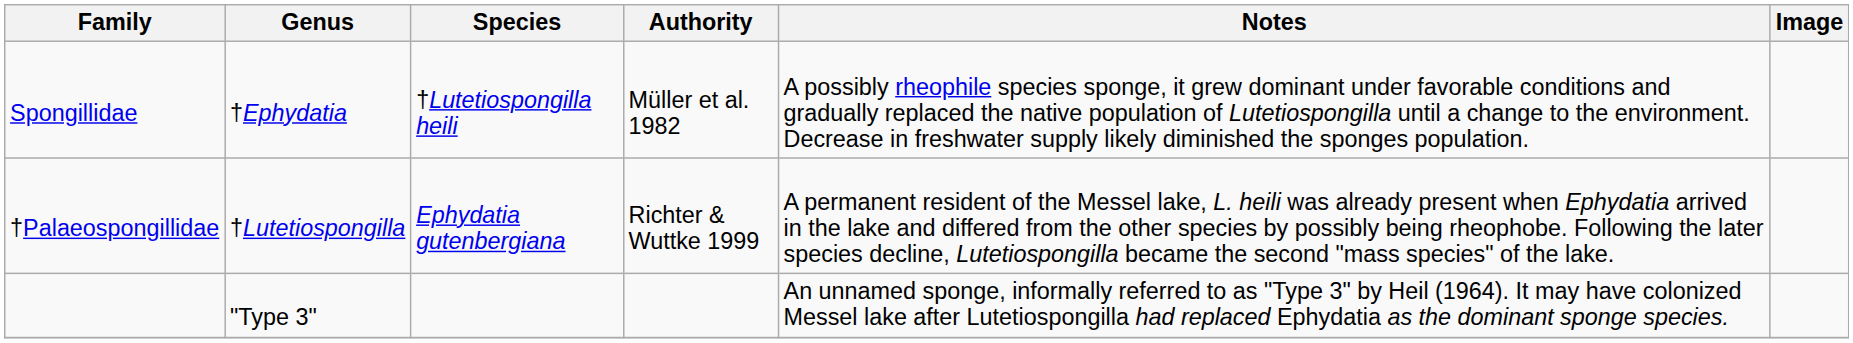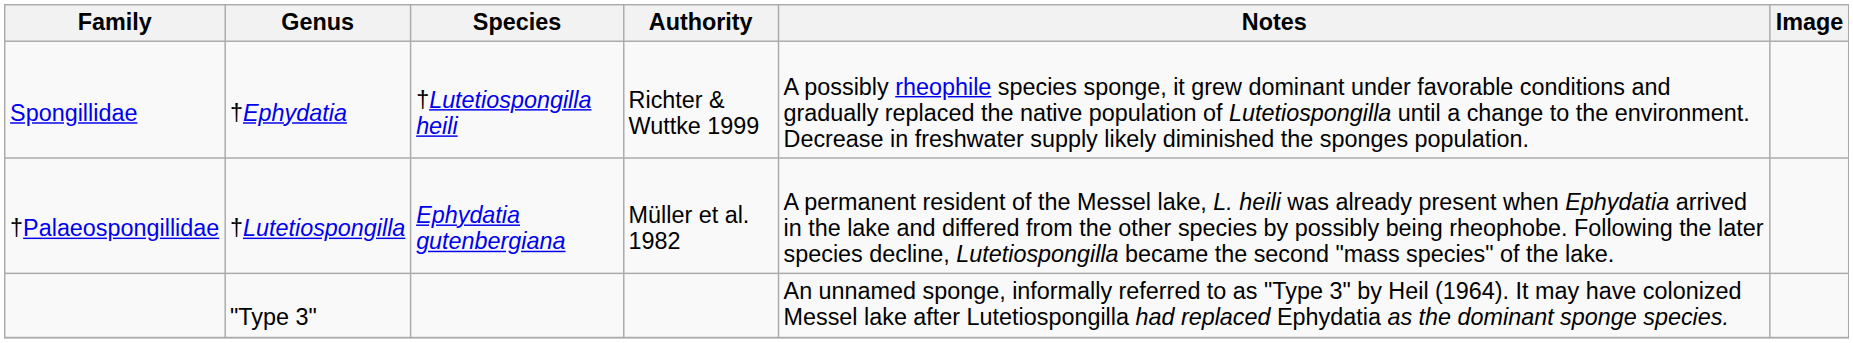(689, 112) Müller et al. 1982 -> (694, 112) Richter & Wuttke 1999
(694, 228) Richter & Wuttke 1999 -> (689, 228) Müller et al. 1982
